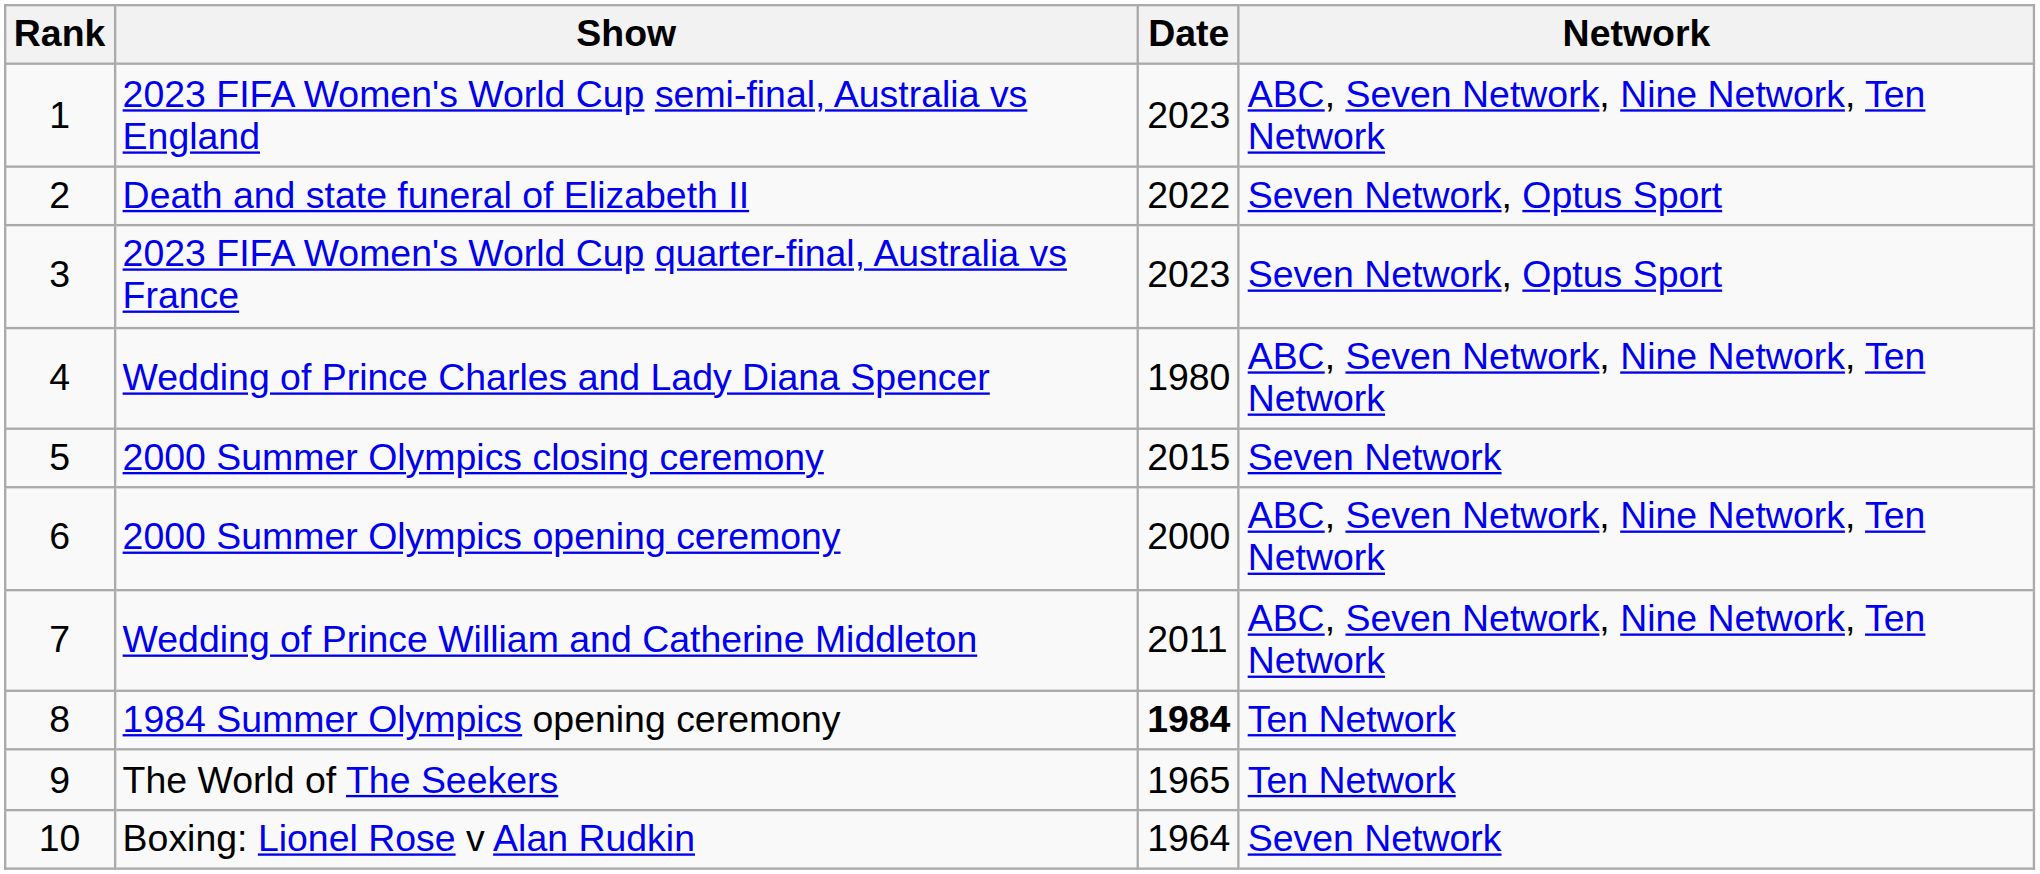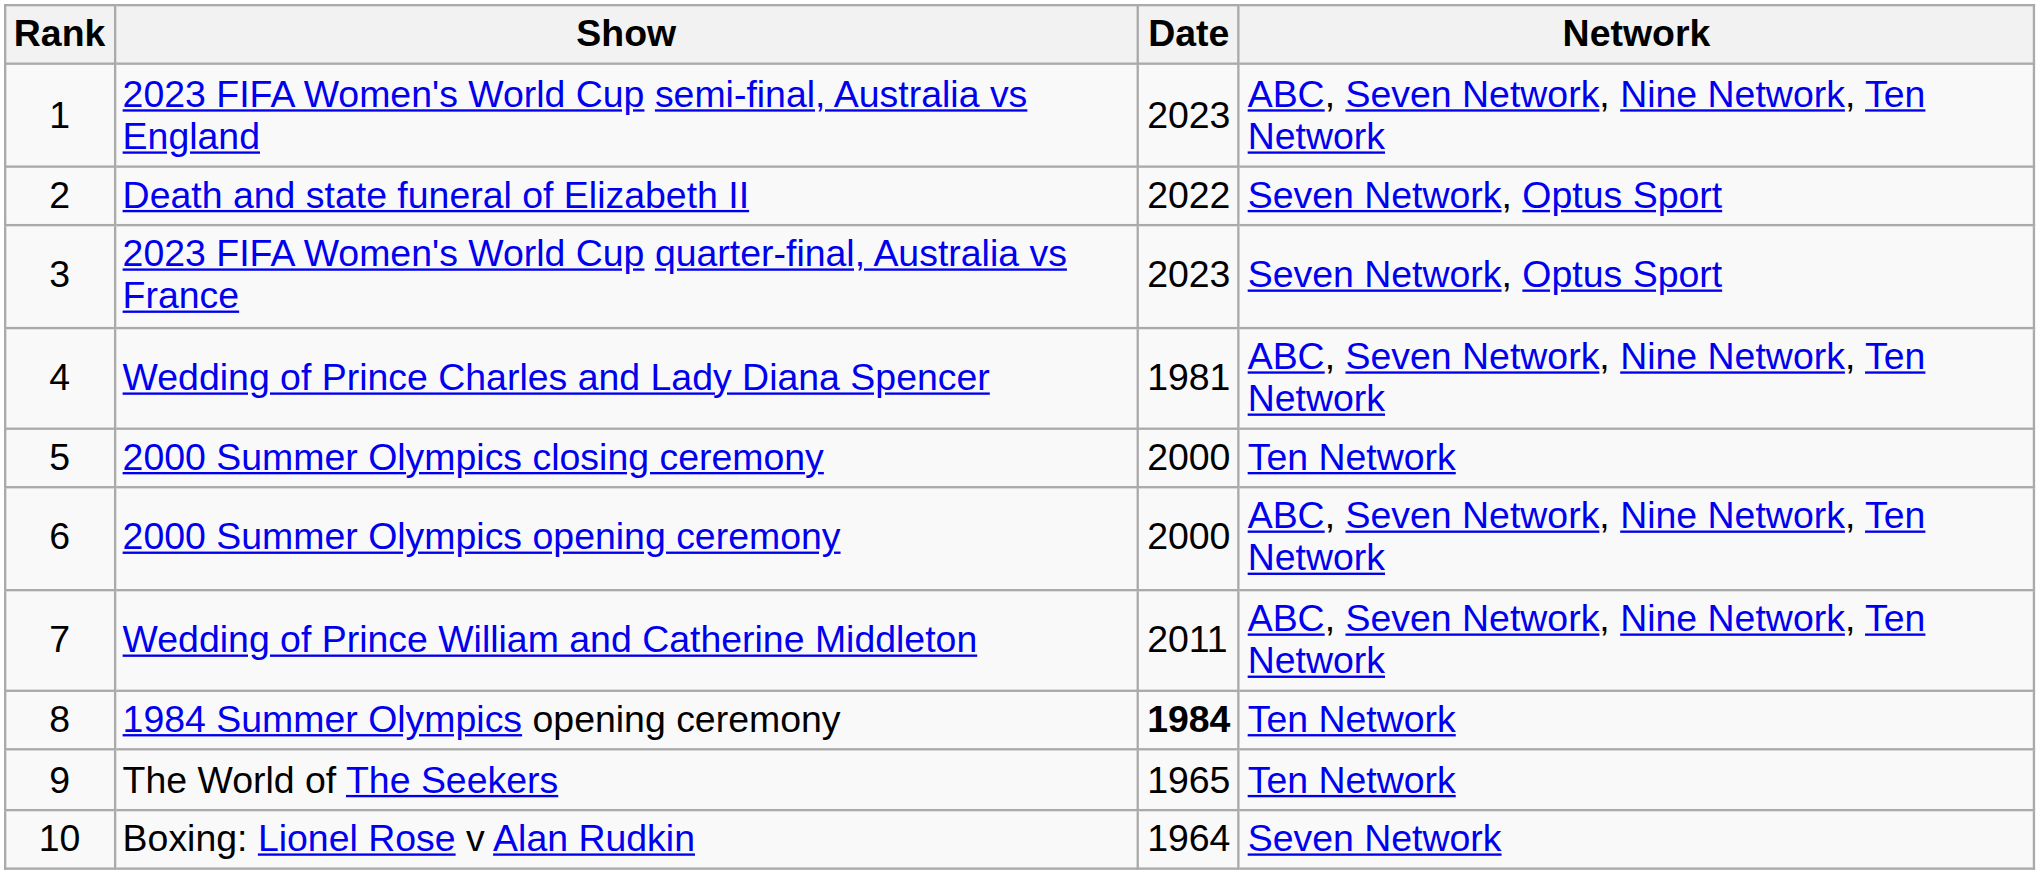(1189, 376) 1980 -> (1189, 376) 1981
(1189, 457) 2015 -> (1189, 457) 2000
(1375, 457) Seven Network -> (1352, 457) Ten Network
